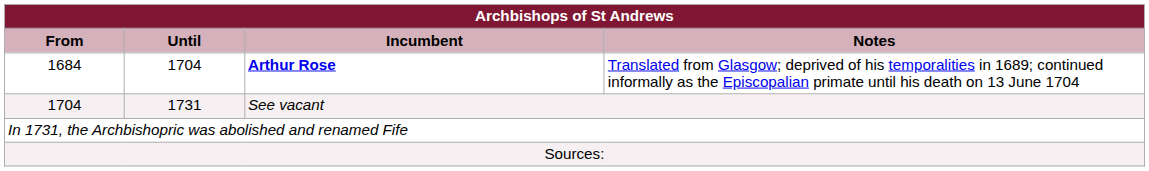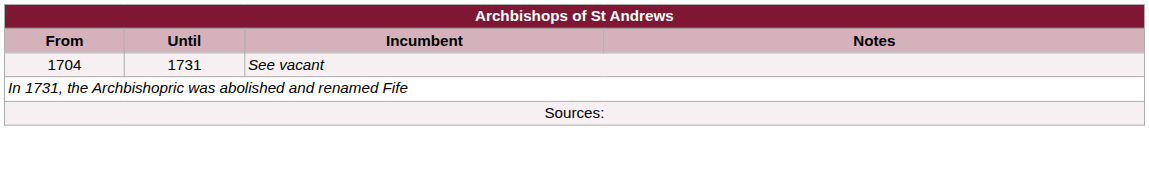- row: (64, 64)
